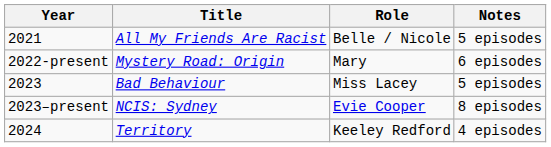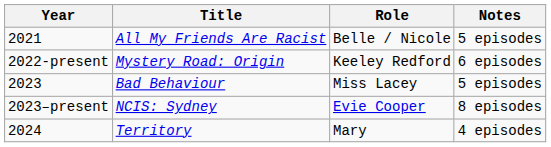(350, 62) Mary -> (392, 62) Keeley Redford
(392, 130) Keeley Redford -> (350, 130) Mary
